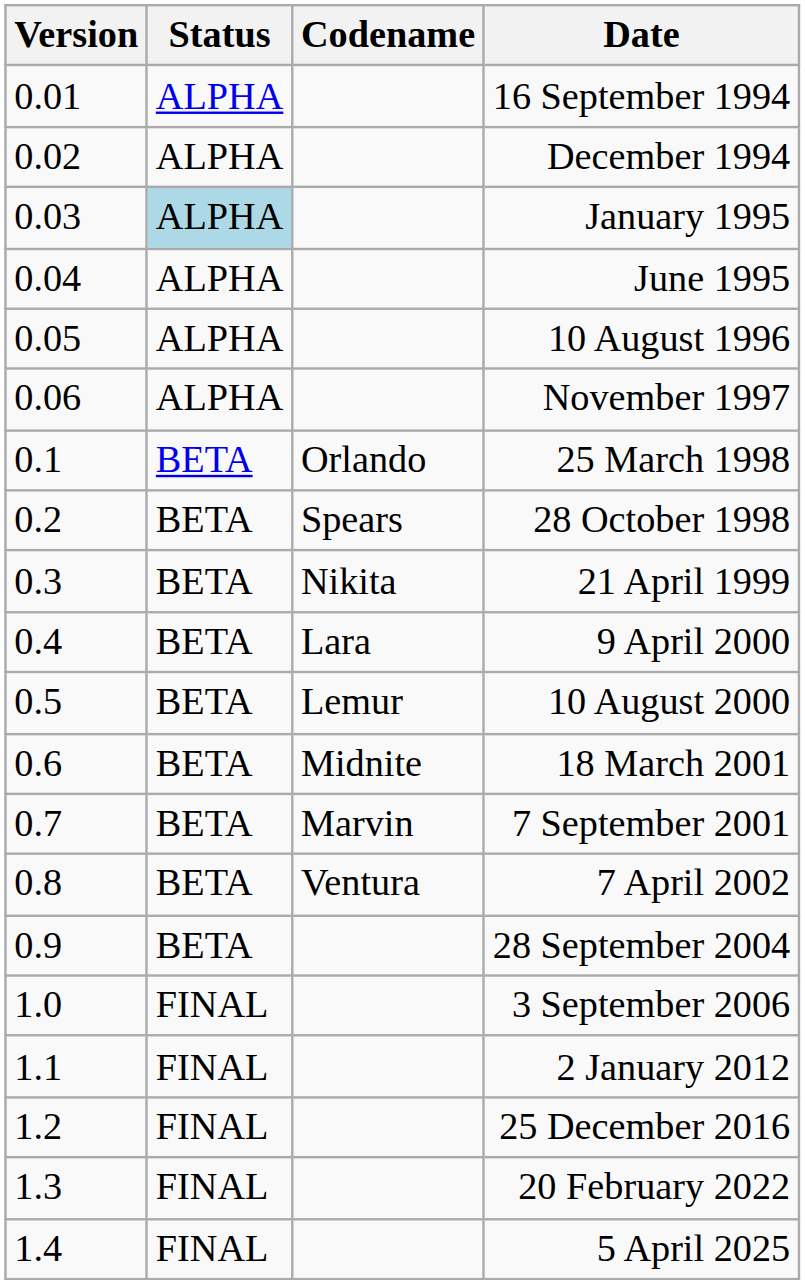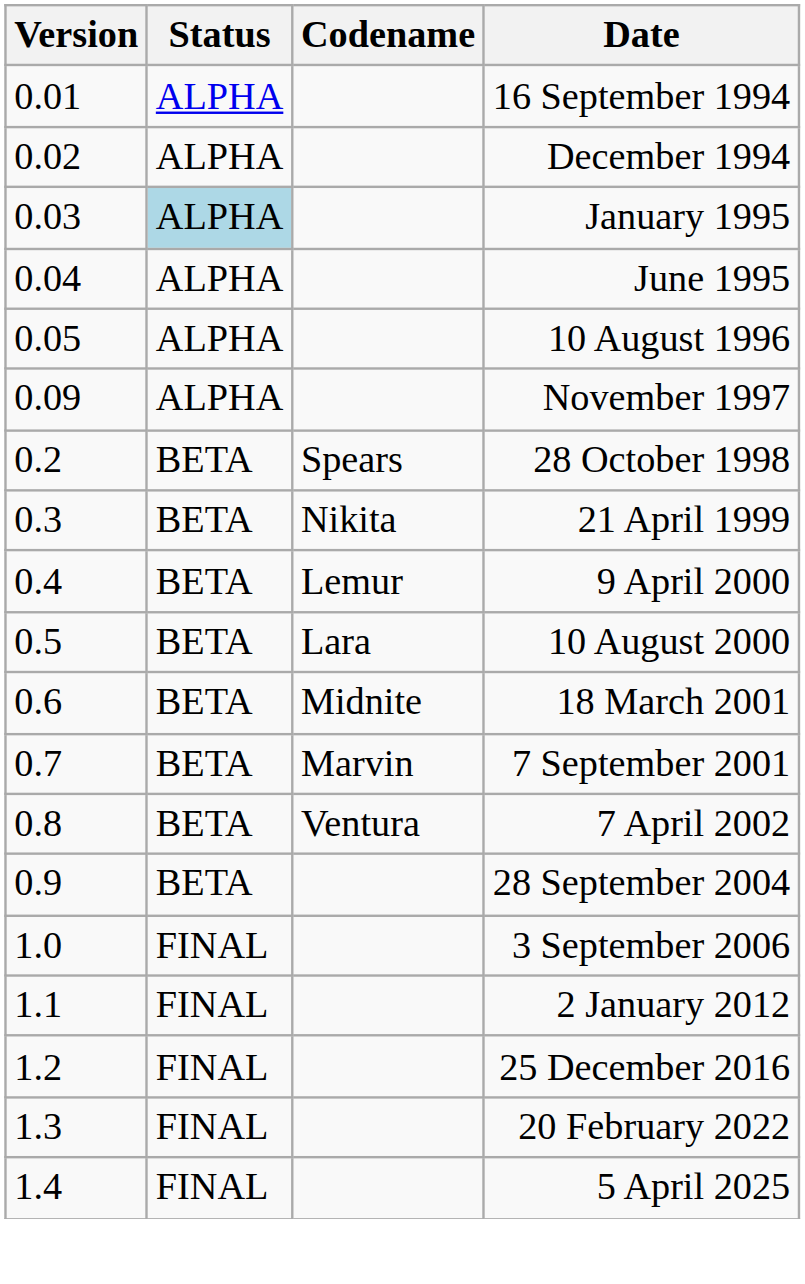(48, 398) 0.06 -> (48, 398) 0.09
- row: (673, 459)
(336, 641) Lara -> (352, 580) Lemur
(352, 701) Lemur -> (336, 641) Lara
